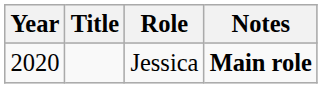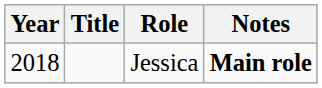(35, 62) 2020 -> (35, 62) 2018
